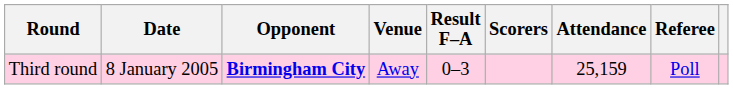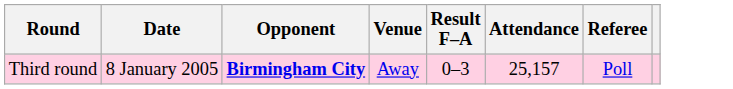- column: (519, 29)
(601, 68) 25,159 -> (534, 68) 25,157
